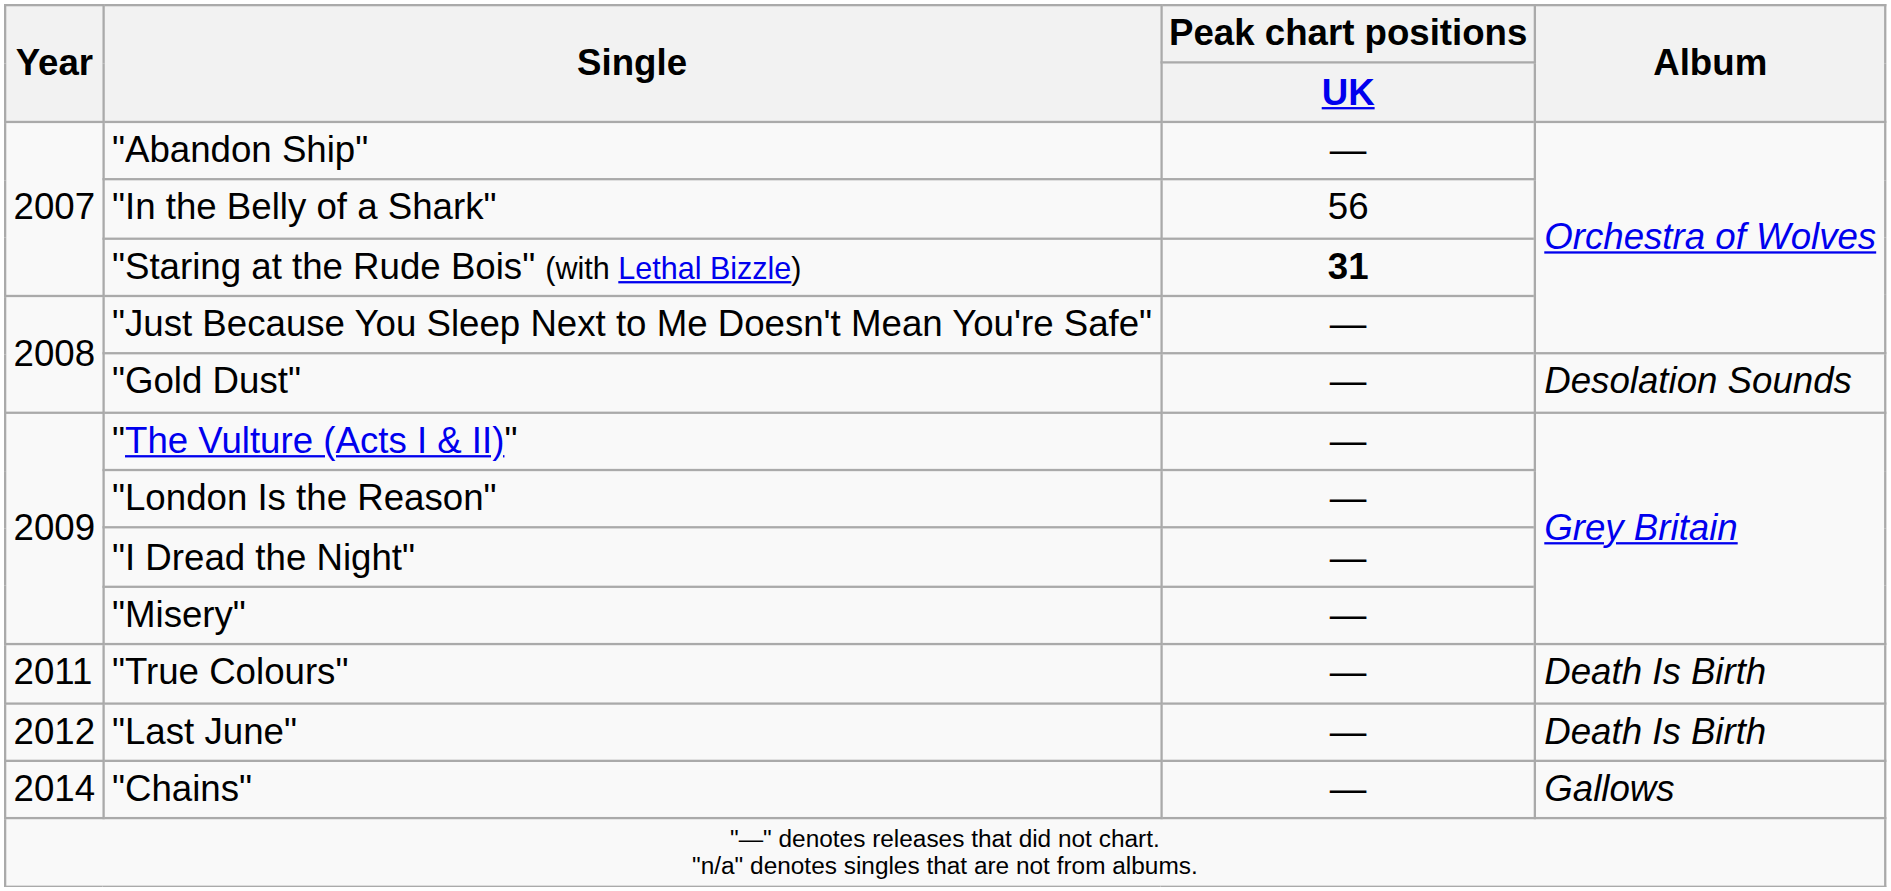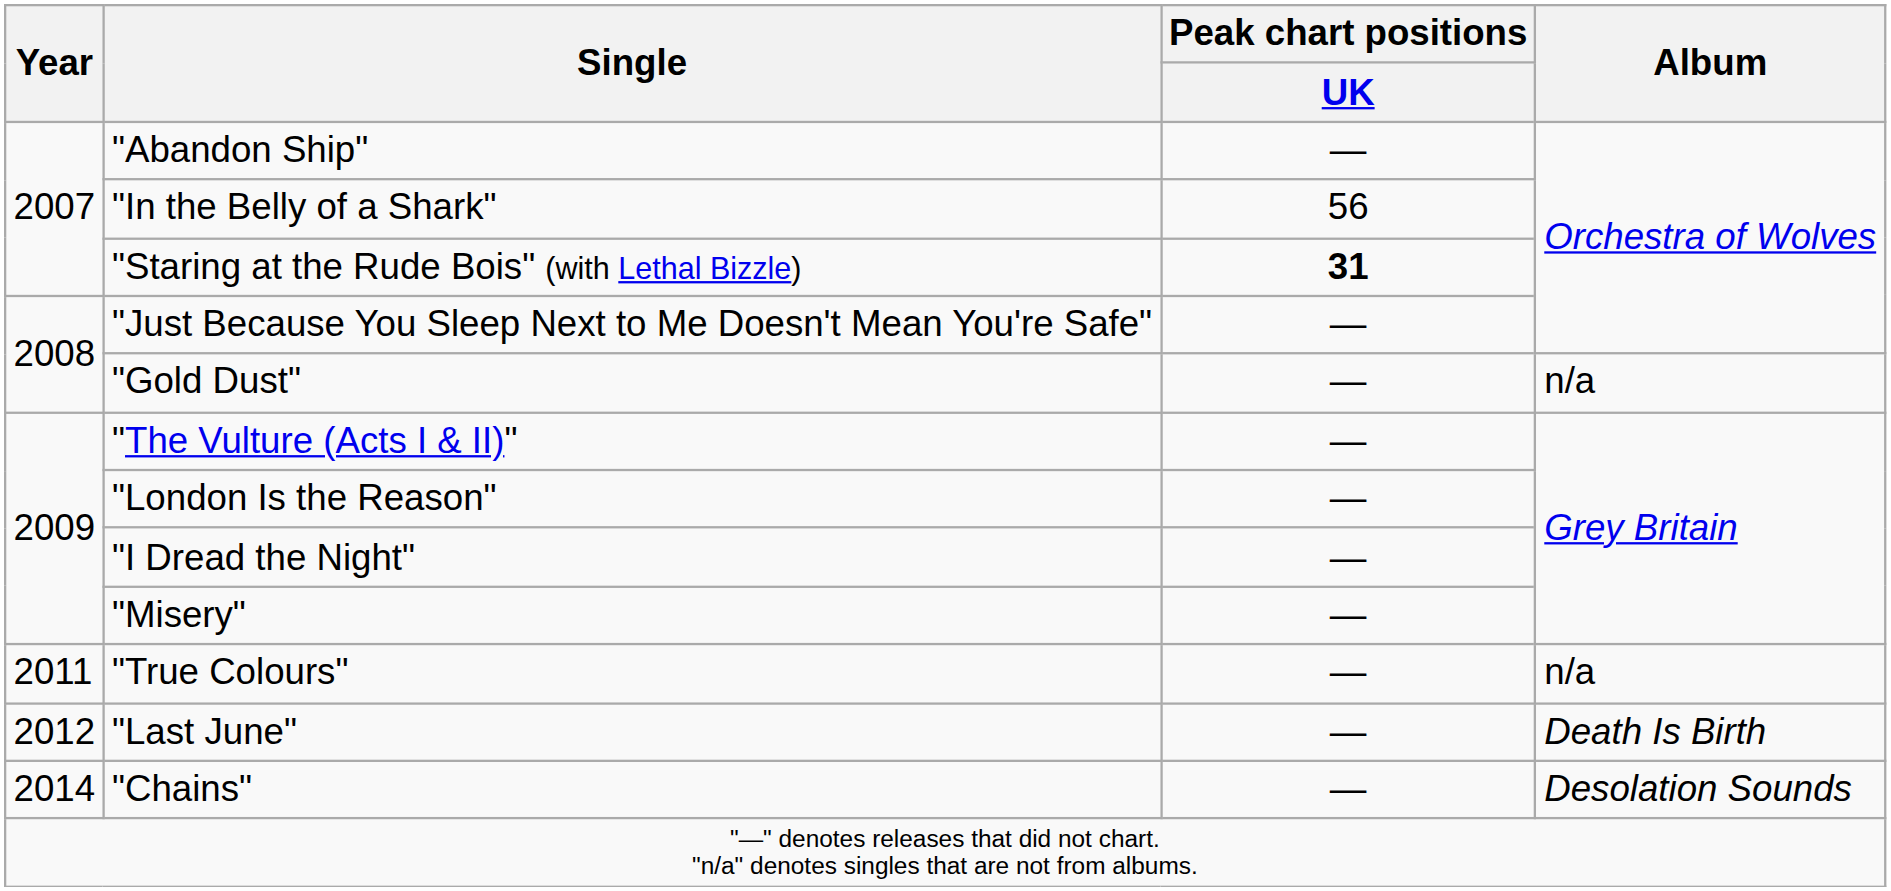(1698, 382) Desolation Sounds -> (1570, 382) n/a
(1655, 672) Death Is Birth -> (1570, 672) n/a
(1609, 788) Gallows -> (1698, 788) Desolation Sounds
